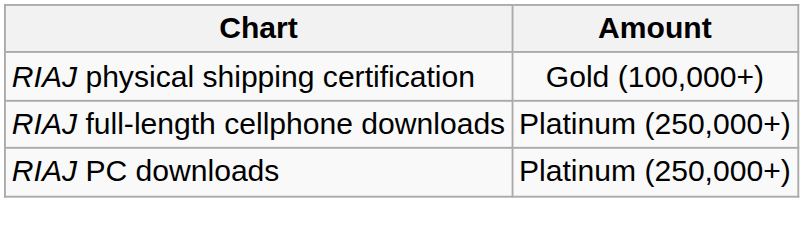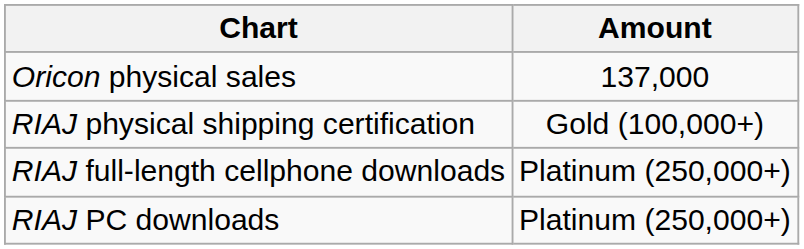+ row: (154, 76)
